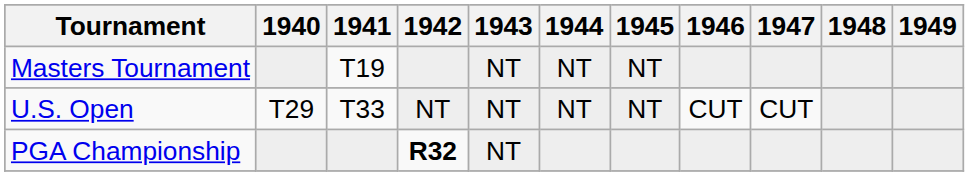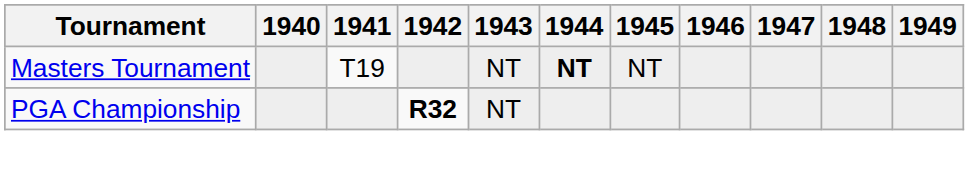(574, 67) normal -> (574, 67) bold
- row: (72, 109)
